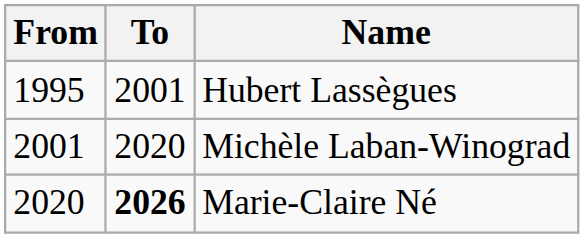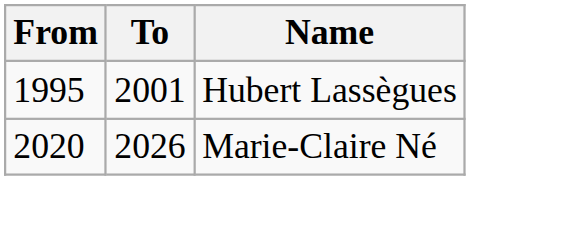- row: (386, 145)
(150, 202) bold -> (150, 145) normal
